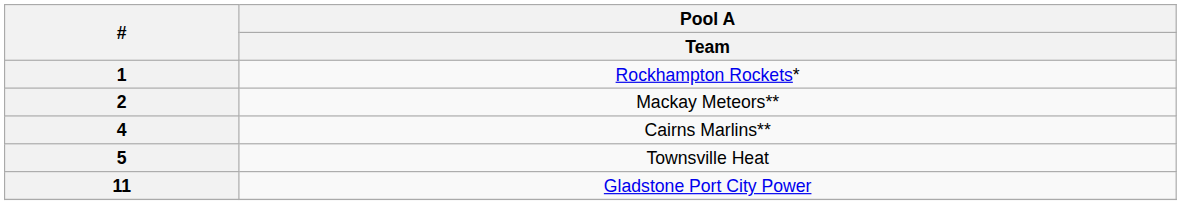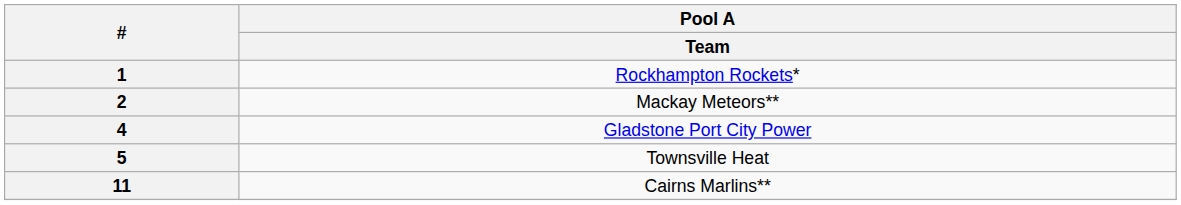(708, 130) Cairns Marlins** -> (708, 130) Gladstone Port City Power
(708, 186) Gladstone Port City Power -> (708, 186) Cairns Marlins**
